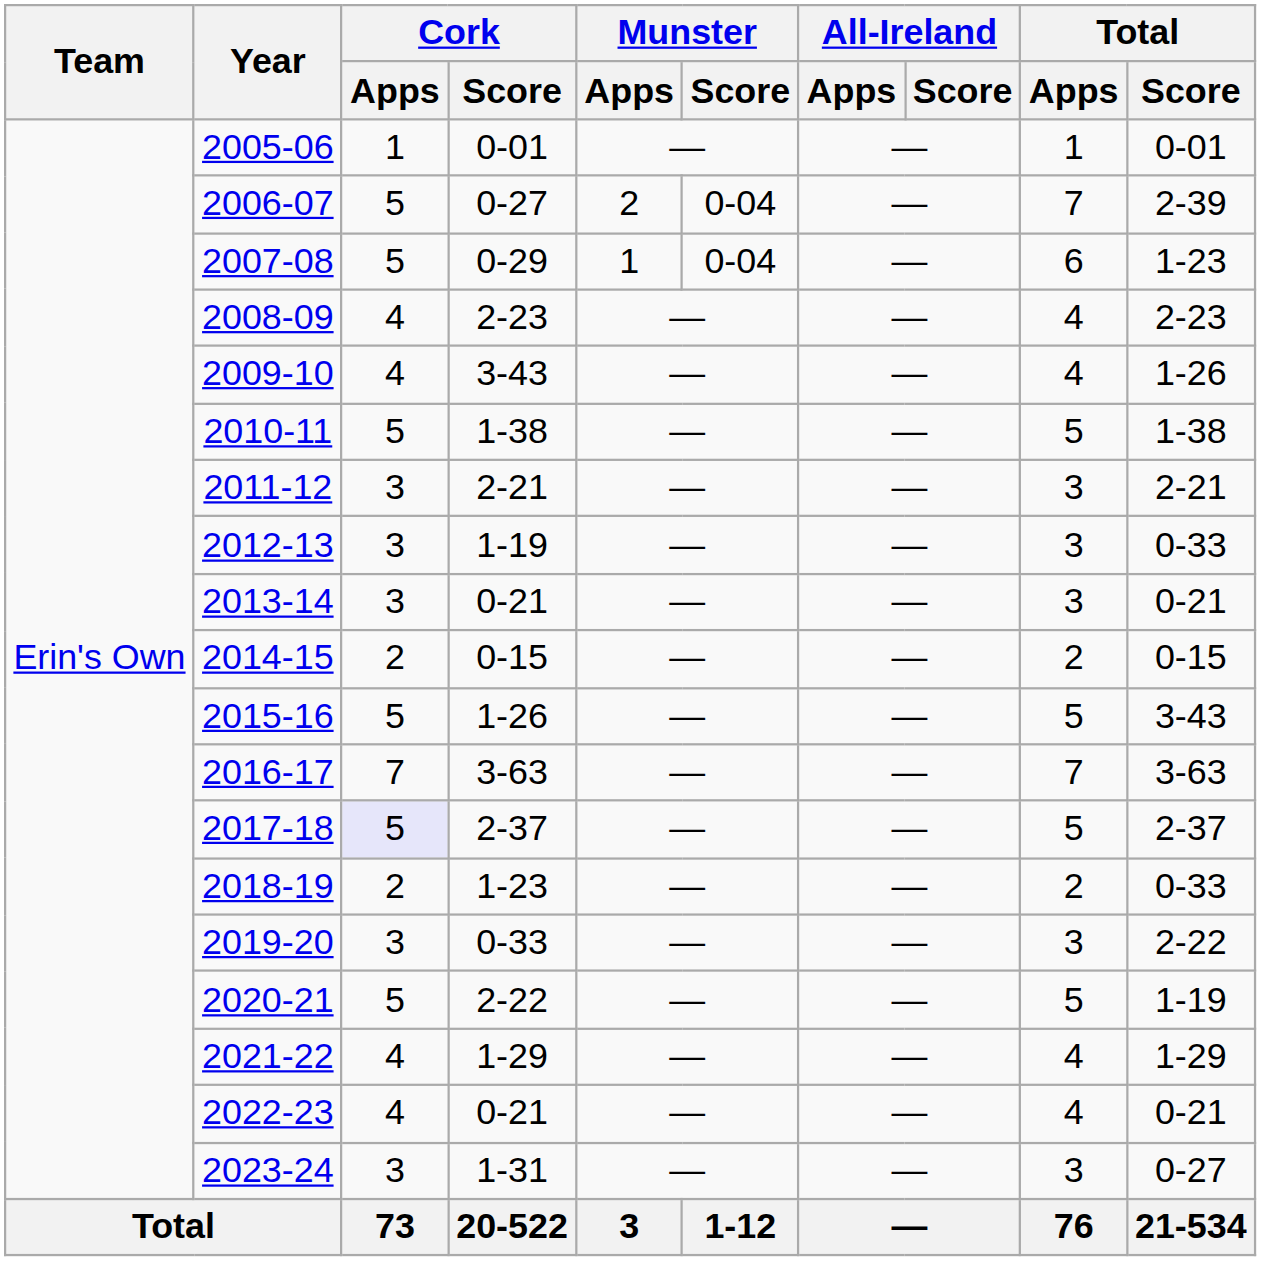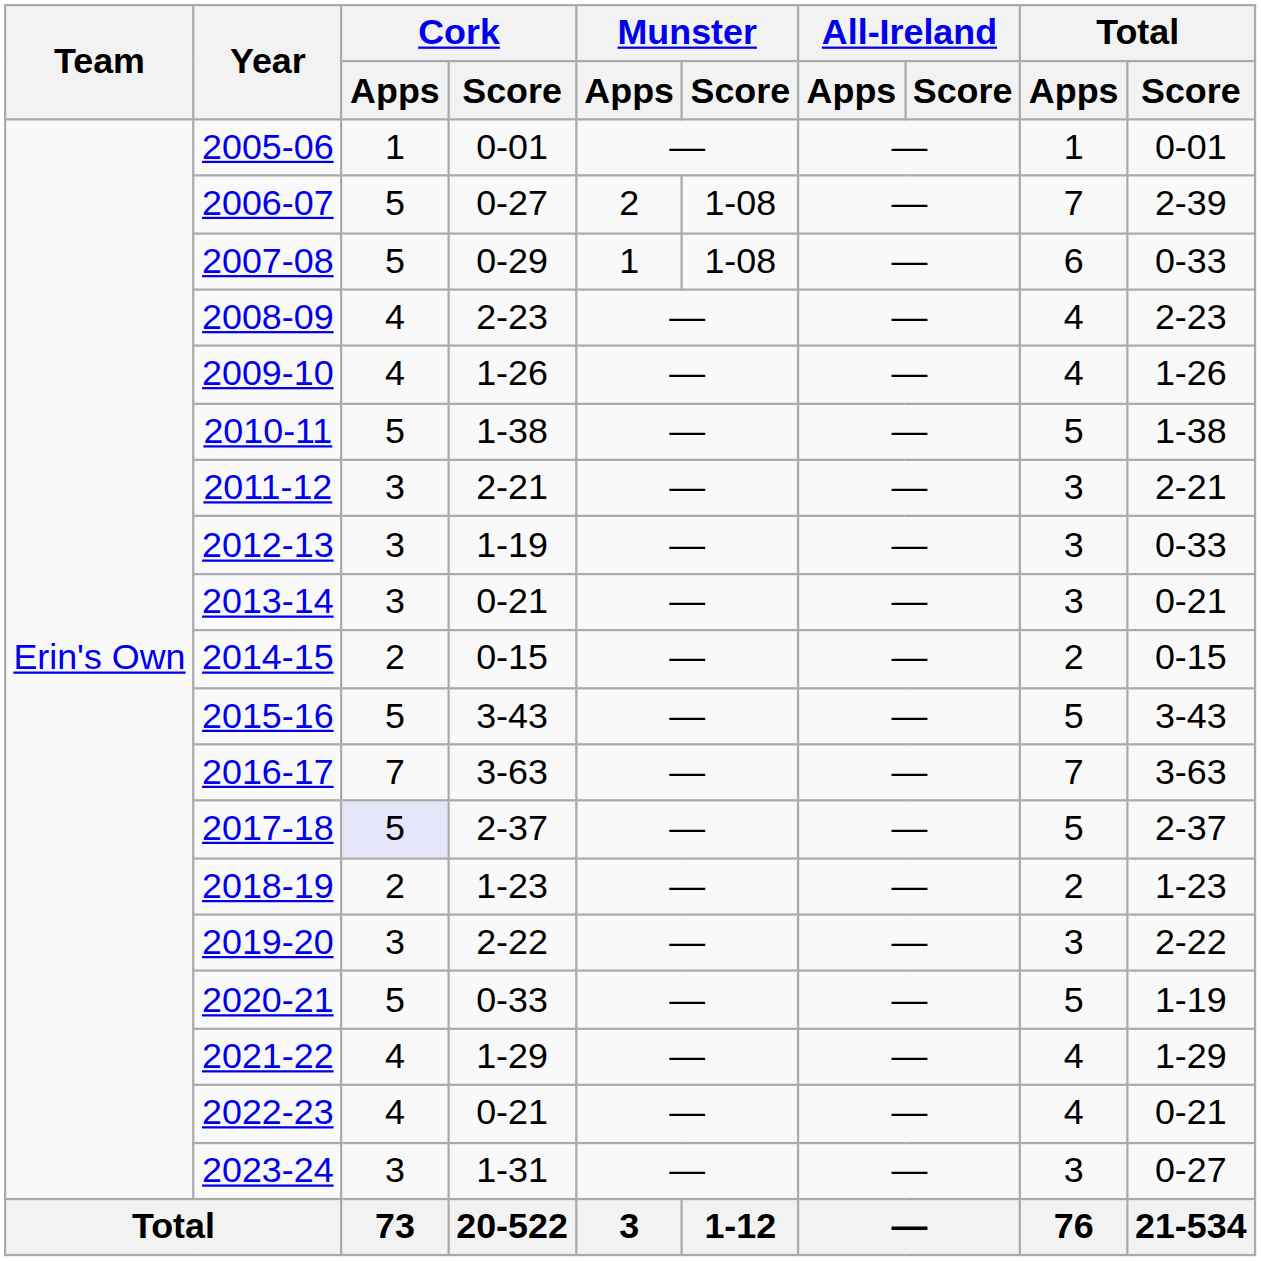(740, 203) 0-04 -> (740, 203) 1-08
(740, 260) 0-04 -> (740, 260) 1-08
(1191, 260) 1-23 -> (1191, 260) 0-33
(512, 373) 3-43 -> (512, 373) 1-26
(512, 714) 1-26 -> (512, 714) 3-43
(1191, 885) 0-33 -> (1191, 885) 1-23
(512, 942) 0-33 -> (512, 942) 2-22
(512, 999) 2-22 -> (512, 999) 0-33
